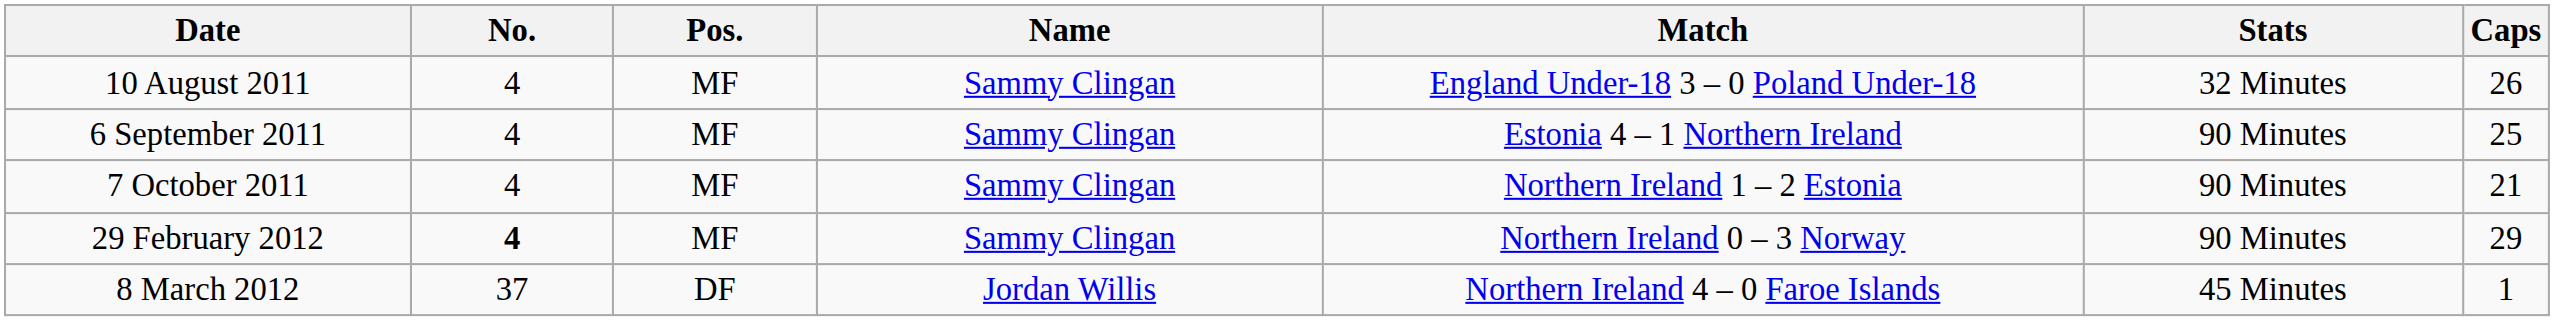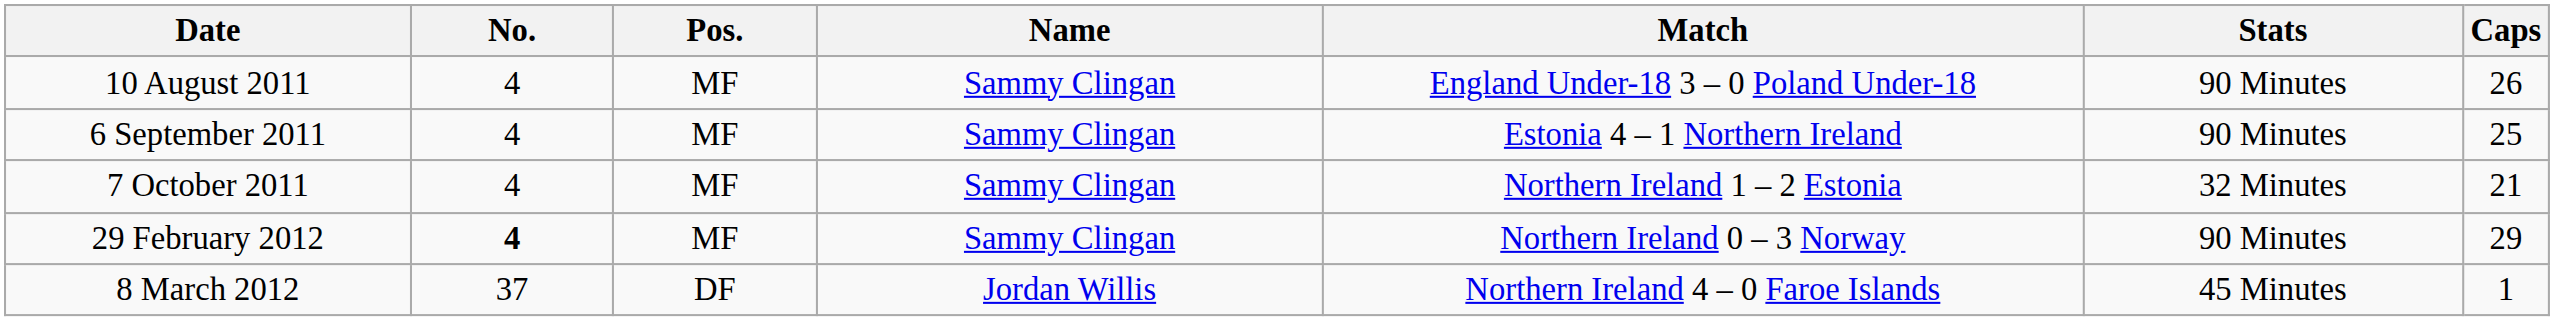(2273, 82) 32 Minutes -> (2273, 82) 90 Minutes
(2273, 185) 90 Minutes -> (2273, 185) 32 Minutes
